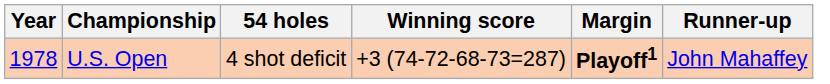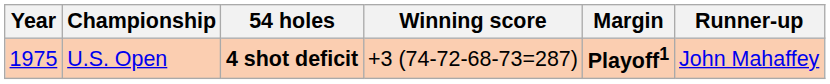(33, 58) 1978 -> (33, 58) 1975
(286, 58) normal -> (292, 58) bold
